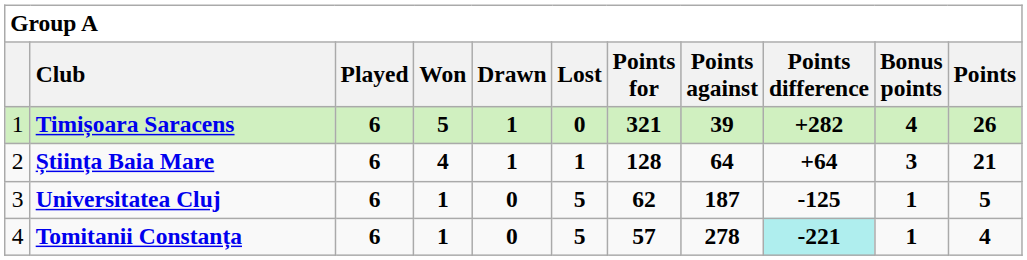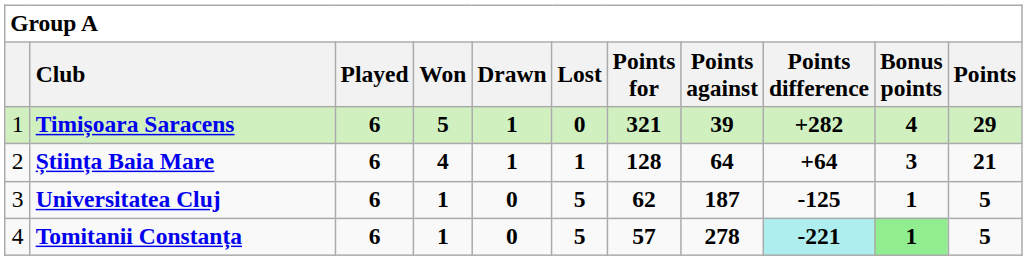(985, 124) 26 -> (985, 124) 29
(911, 236) no background -> (911, 236) lightgreen background
(985, 236) 4 -> (985, 236) 5
